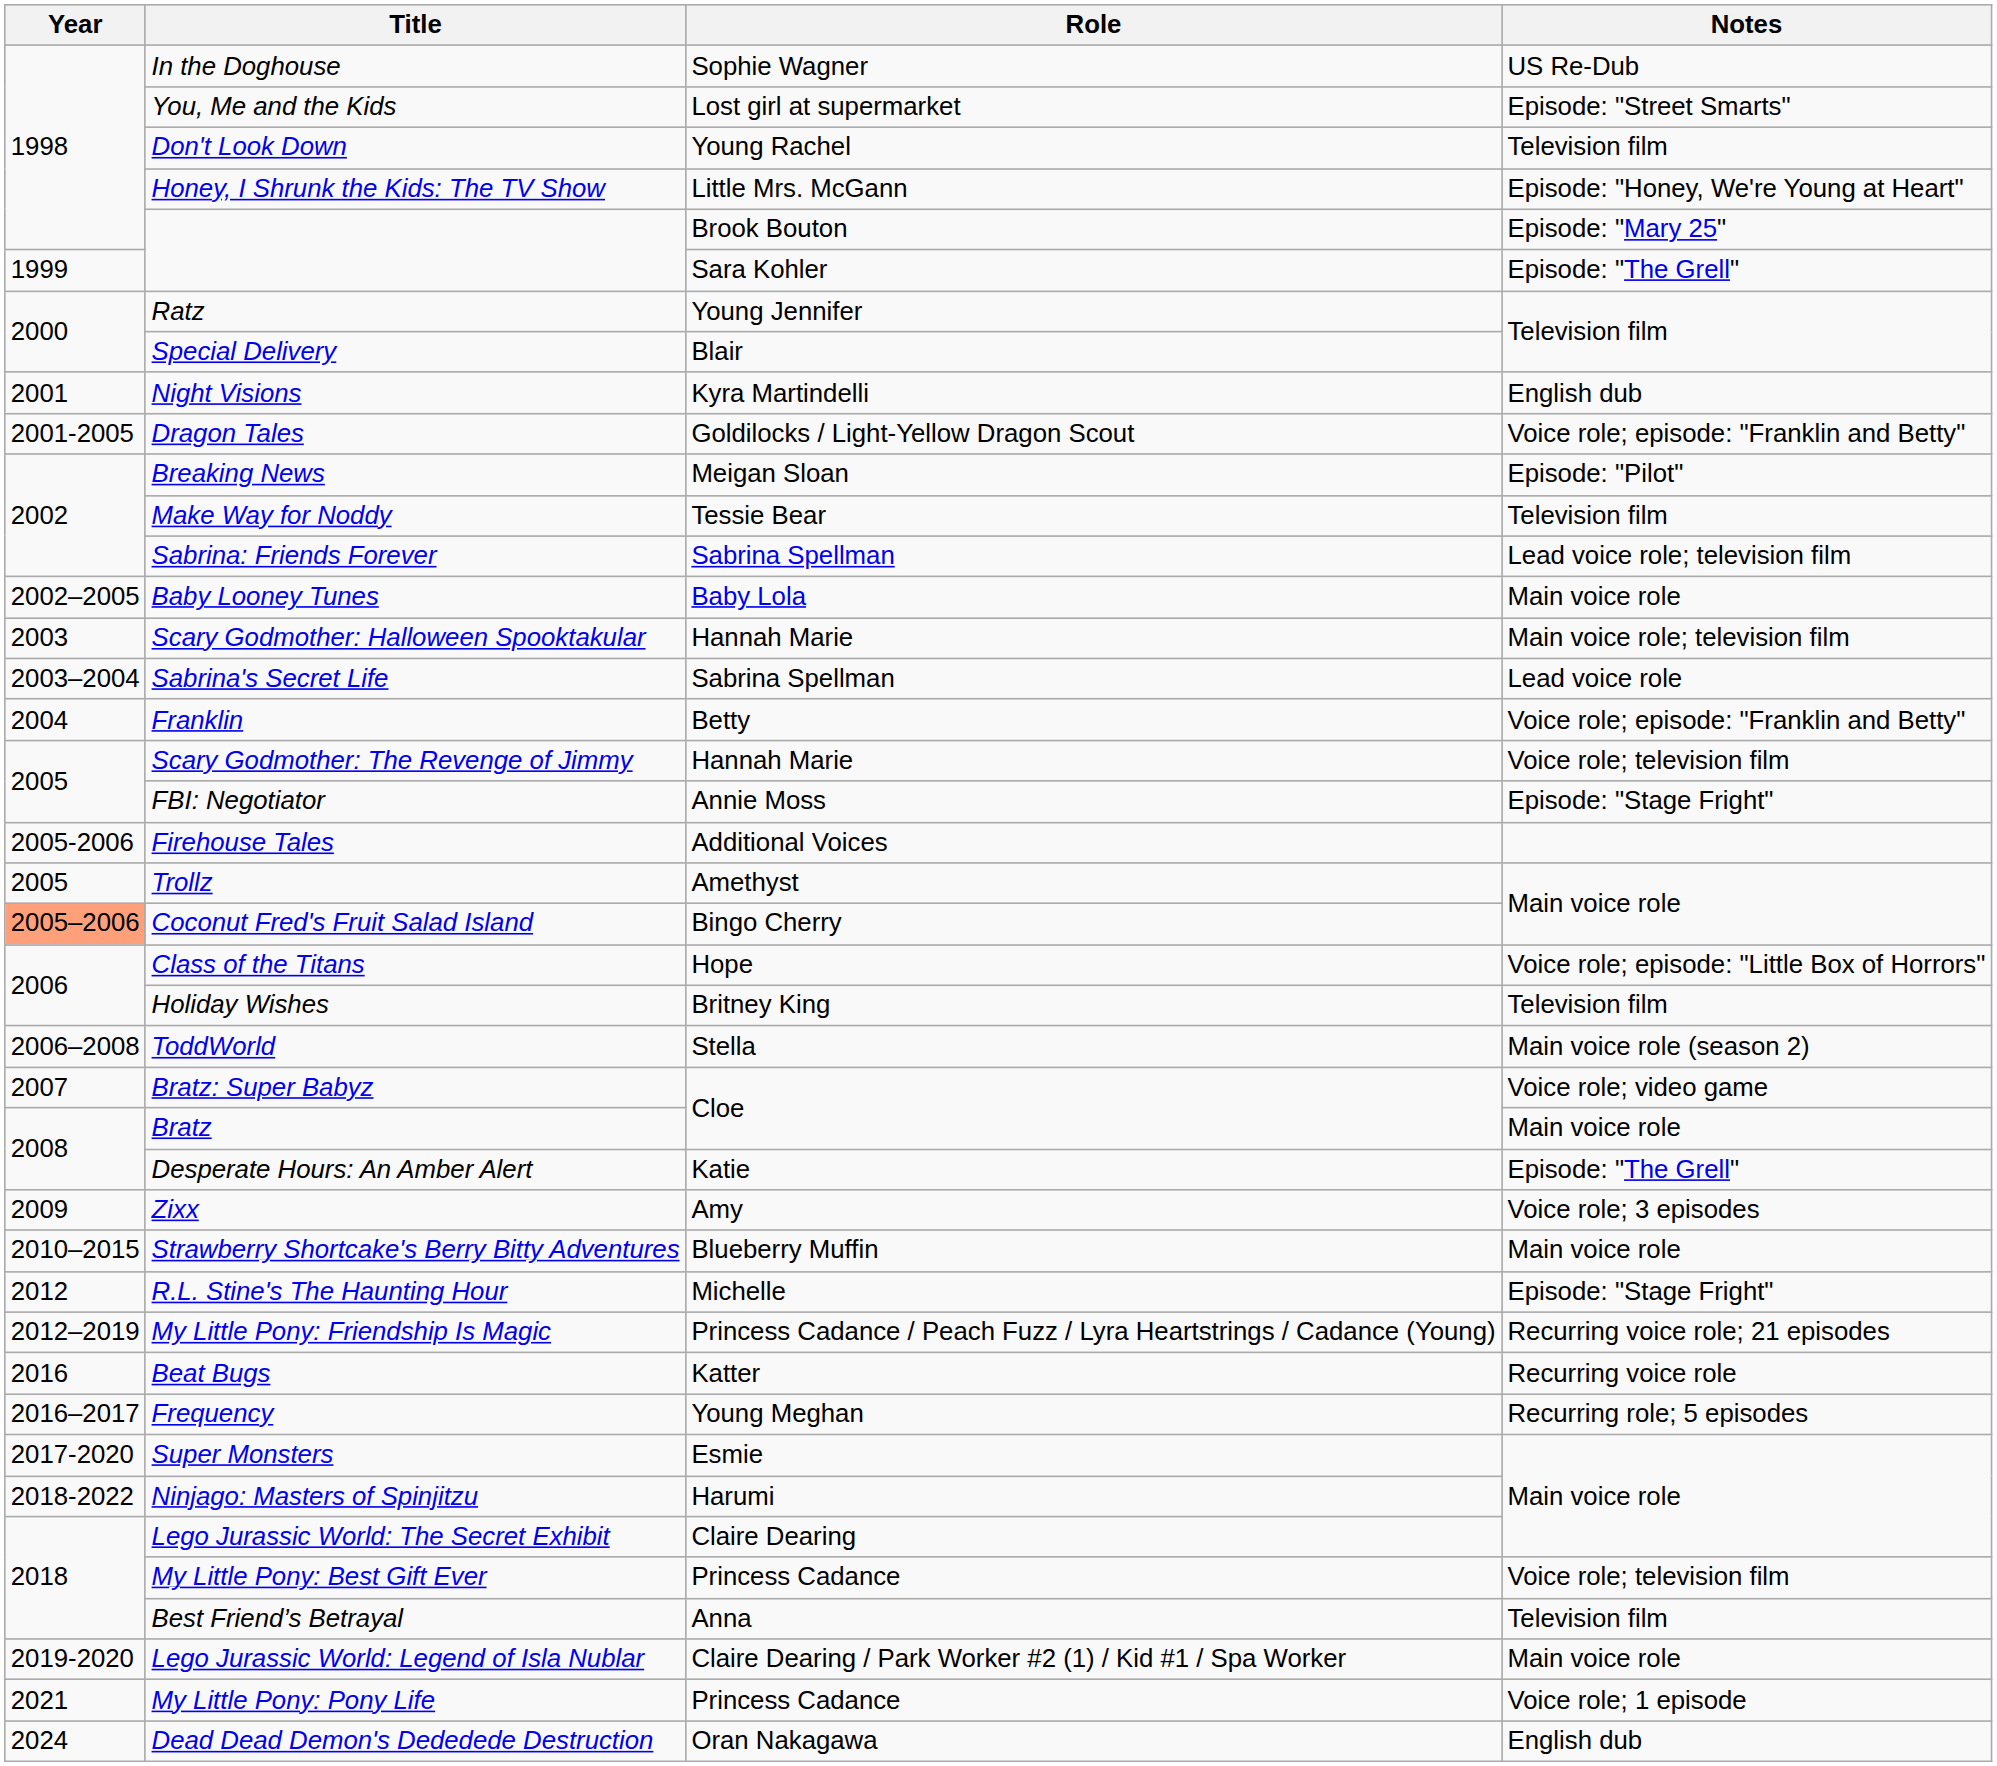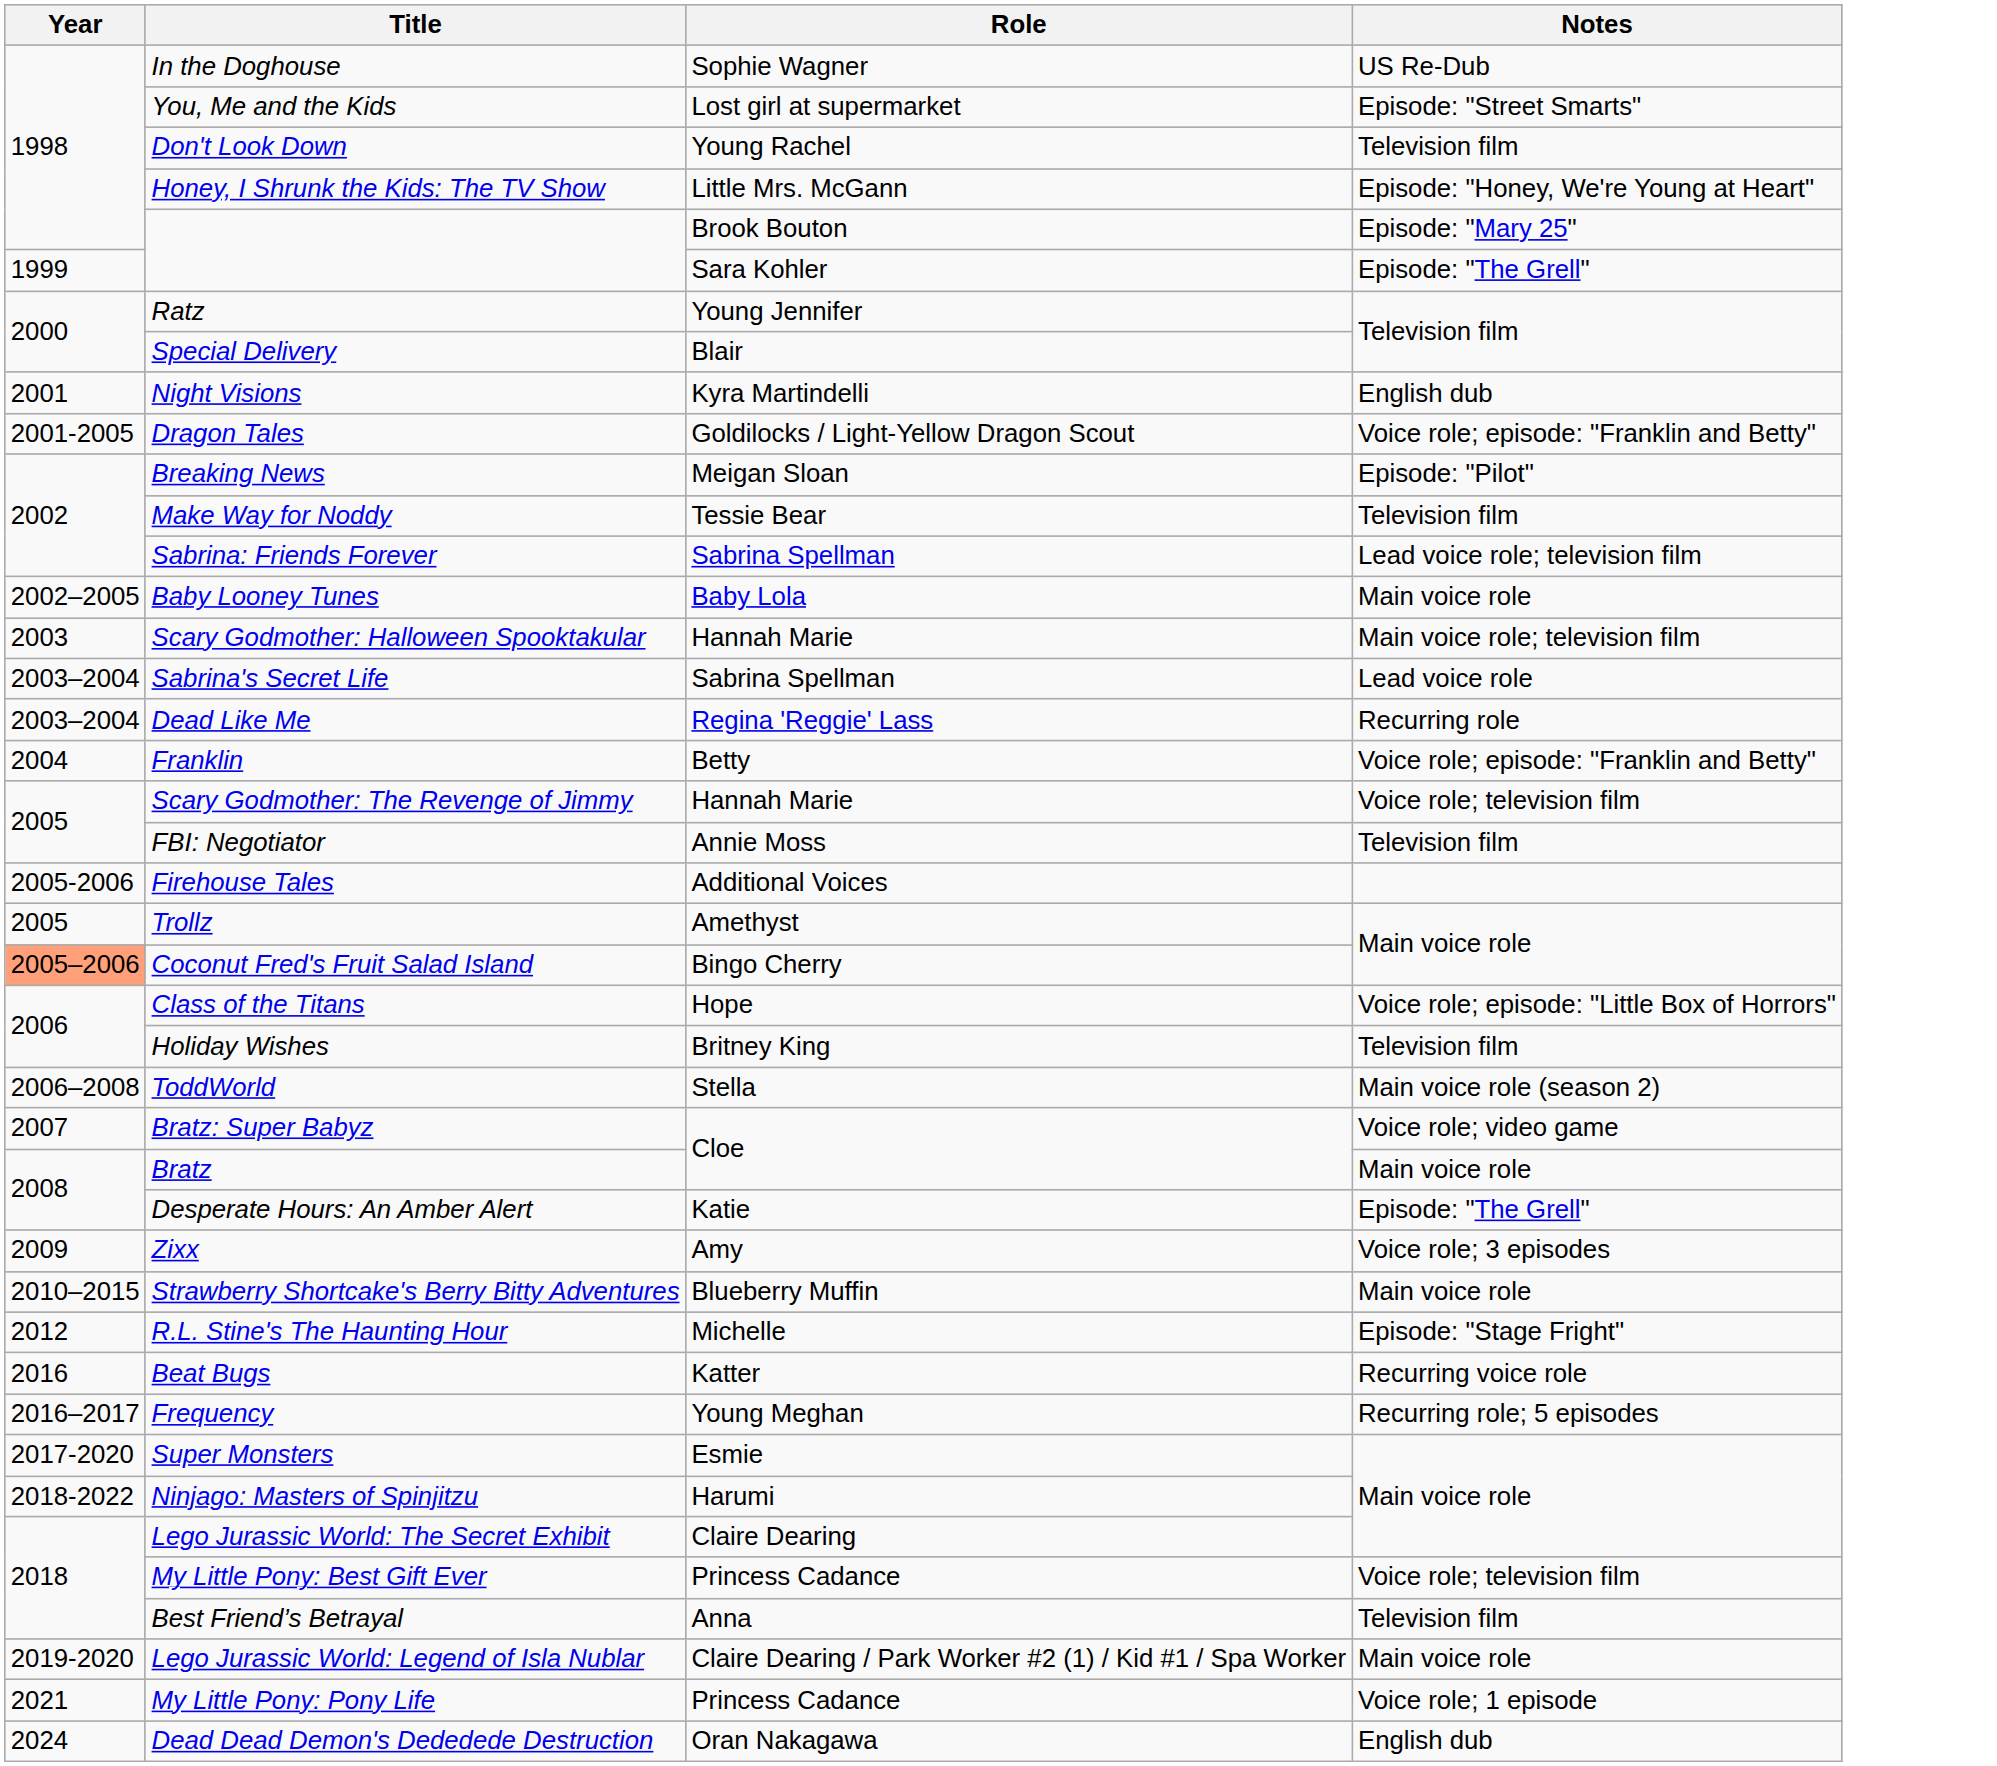+ row: (231, 719)
(1641, 801) Episode: "Stage Fright" -> (1438, 842) Television film
- row: (351, 1332)
